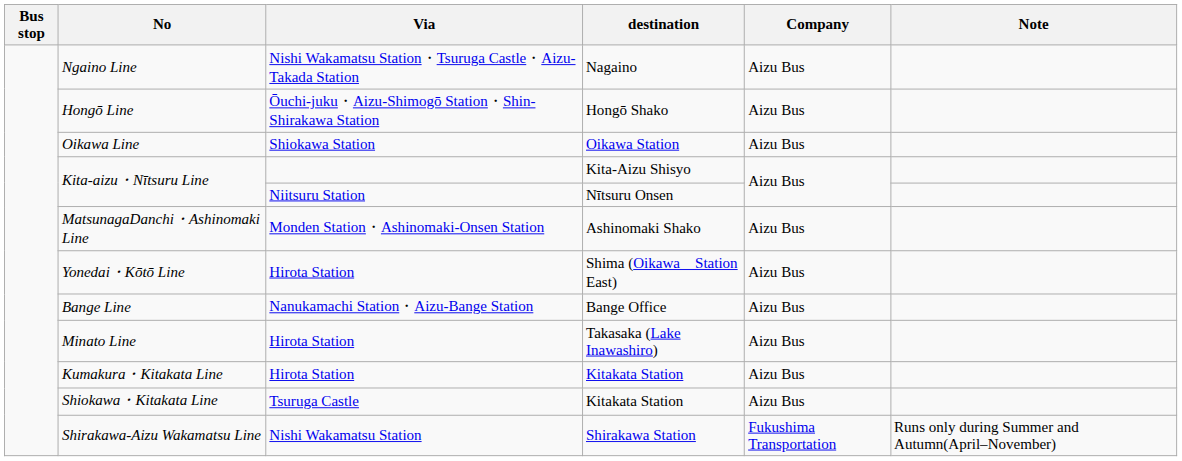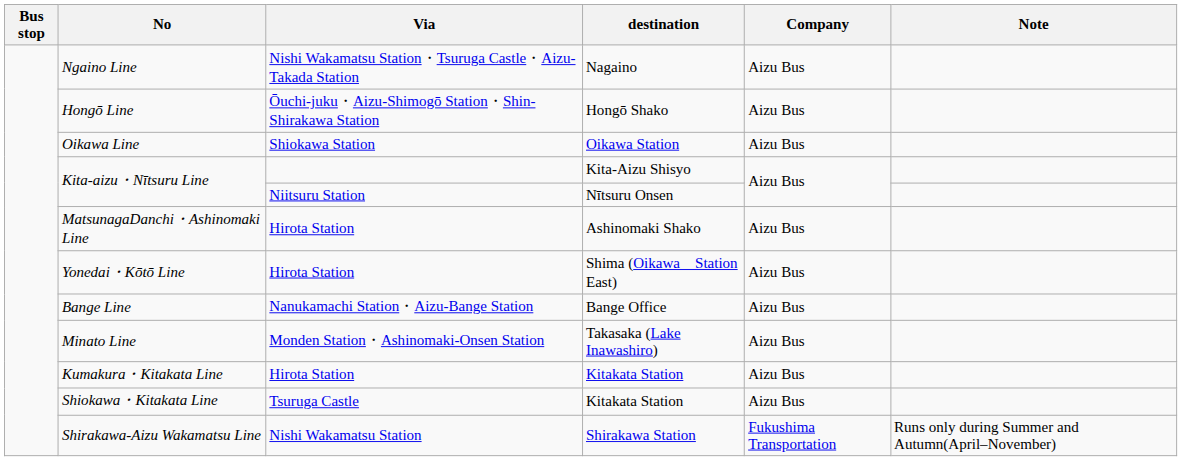(407, 228) Monden Station・Ashinomaki-Onsen Station -> (312, 228) Hirota Station
(312, 341) Hirota Station -> (407, 340) Monden Station・Ashinomaki-Onsen Station
